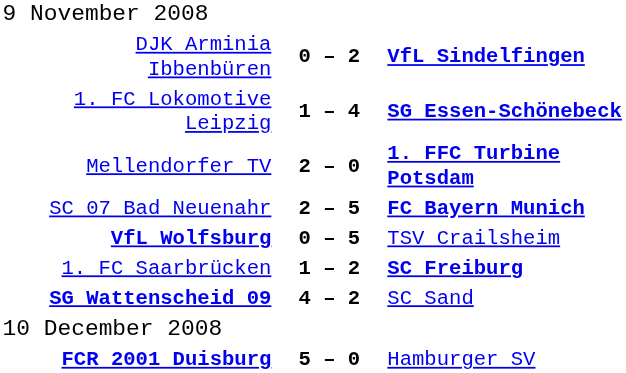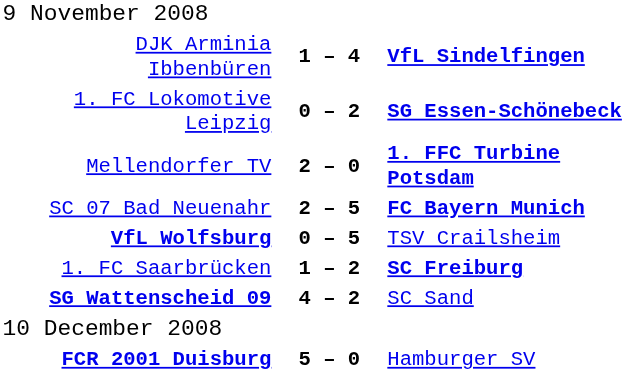(329, 57) 0 – 2 -> (329, 57) 1 – 4
(329, 112) 1 – 4 -> (329, 112) 0 – 2
